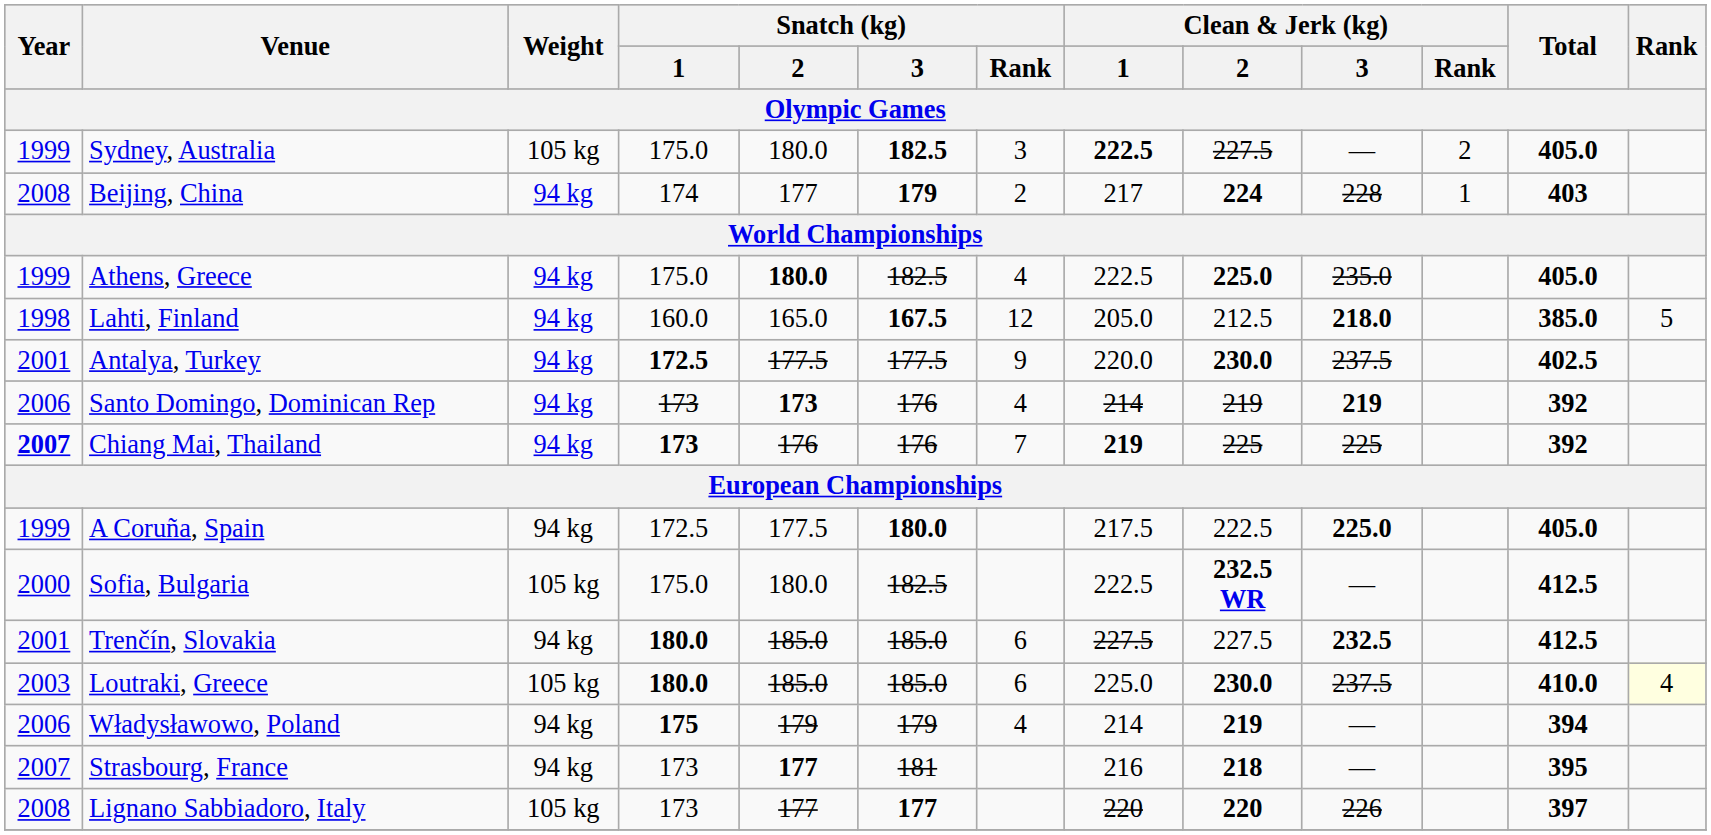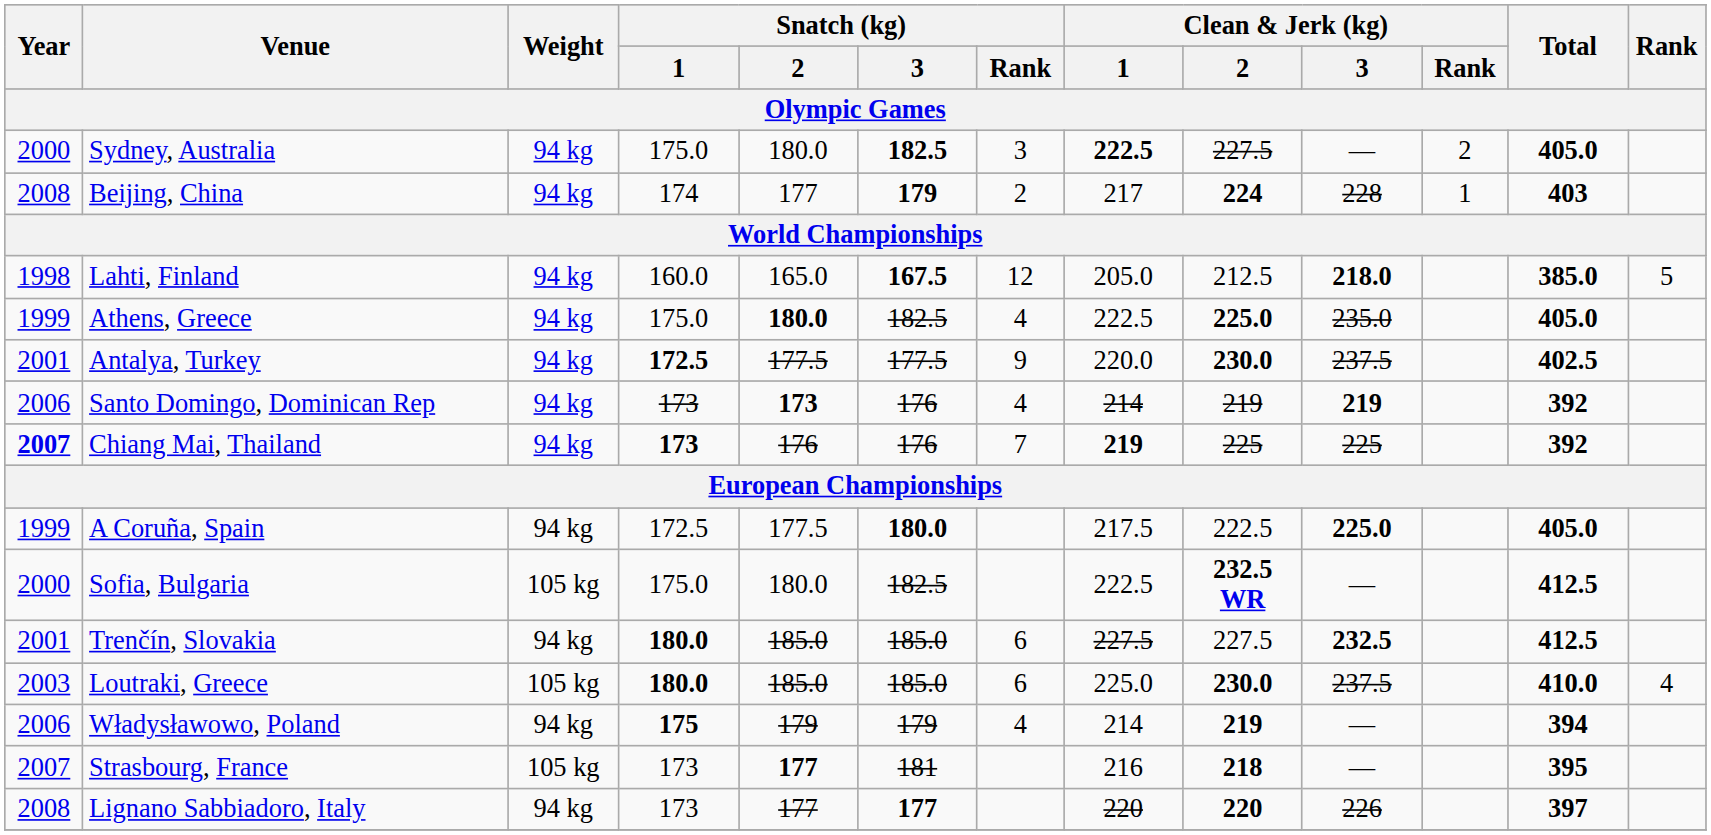(44, 151) 1999 -> (44, 151) 2000
(563, 151) 105 kg -> (563, 151) 94 kg
rows swapped: (164, 318) <-> (170, 276)
(1667, 683) lightyellow background -> (1667, 683) no background
(563, 766) 94 kg -> (563, 766) 105 kg
(563, 808) 105 kg -> (563, 808) 94 kg
